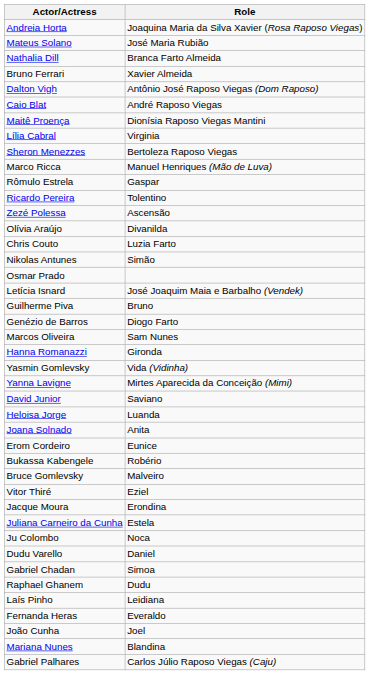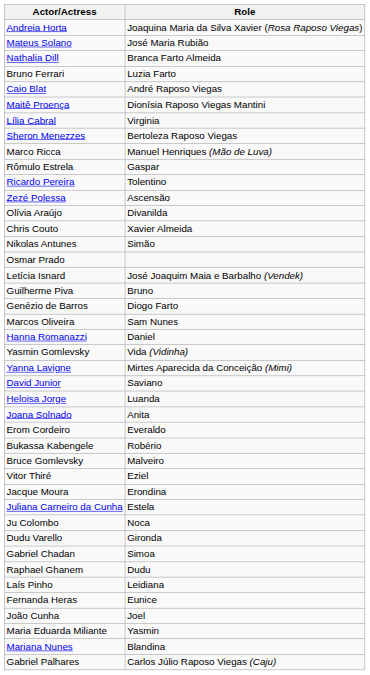(160, 74) Xavier Almeida -> (152, 74) Luzia Farto
- row: (32, 89)
(152, 244) Luzia Farto -> (160, 228) Xavier Almeida
(145, 352) Gironda -> (141, 337) Daniel
(142, 445) Eunice -> (146, 430) Everaldo
(141, 553) Daniel -> (145, 538) Gironda
(146, 615) Everaldo -> (142, 600) Eunice
+ row: (57, 631)
